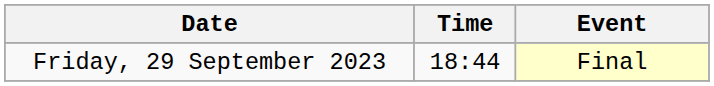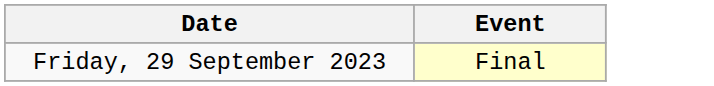- column: (465, 24)
